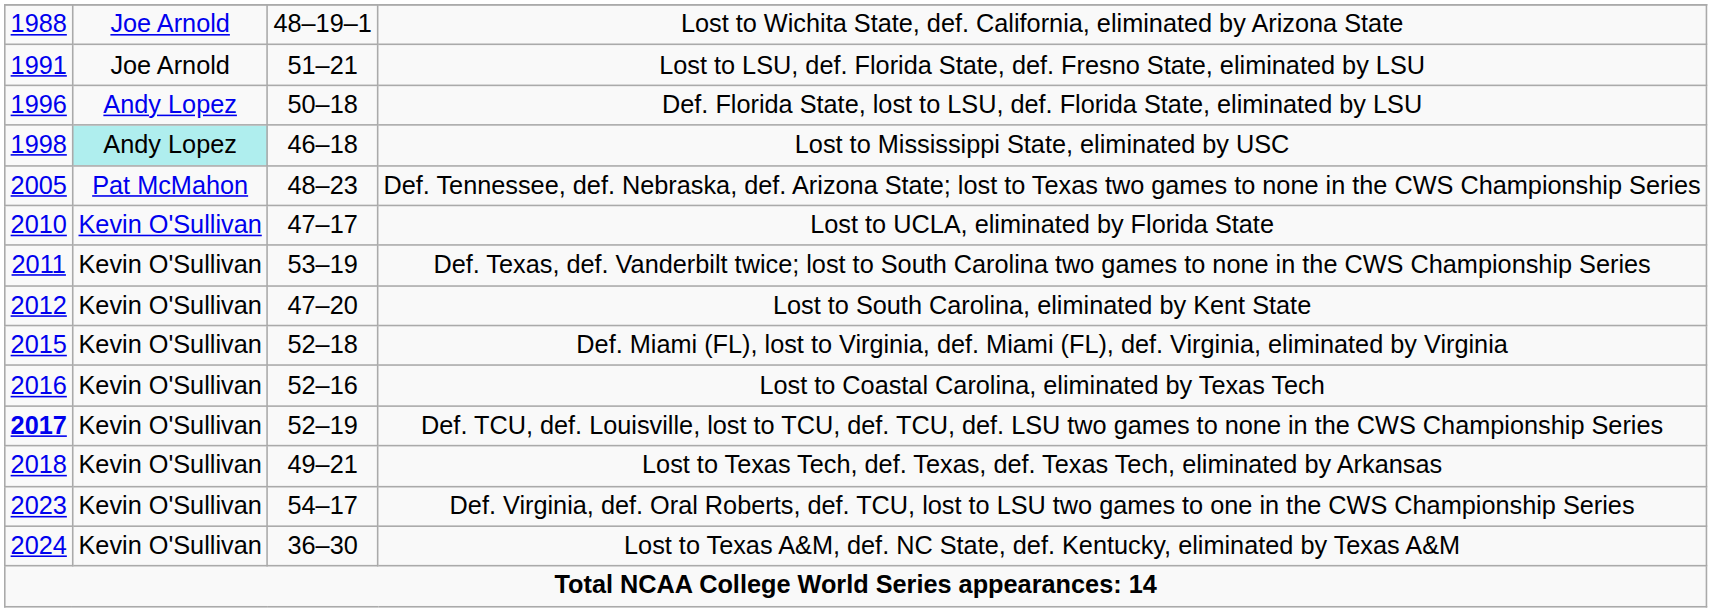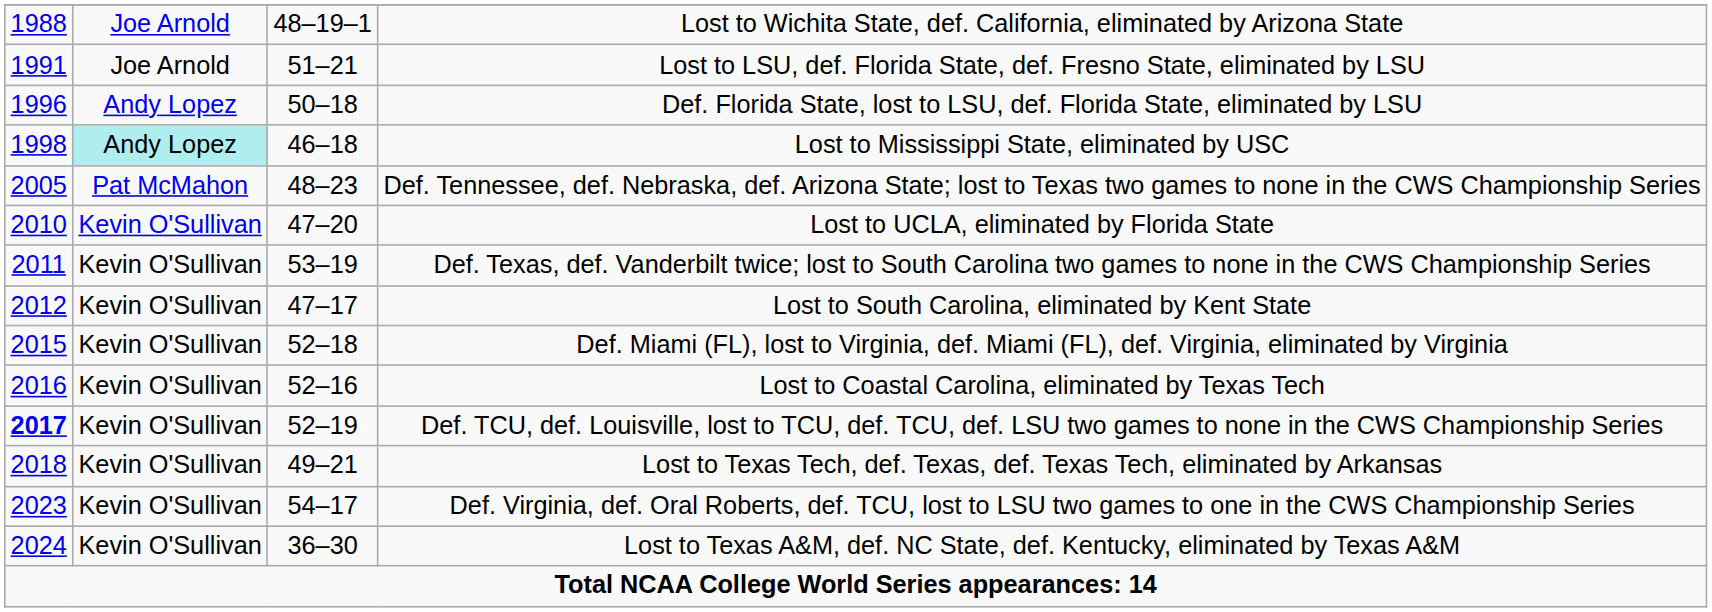(323, 225) 47–17 -> (323, 225) 47–20
(323, 305) 47–20 -> (323, 305) 47–17
